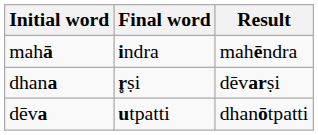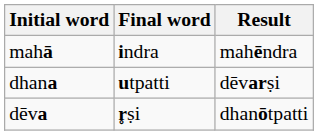(129, 82) r̥ṣi -> (144, 82) utpatti
(144, 113) utpatti -> (129, 113) r̥ṣi
